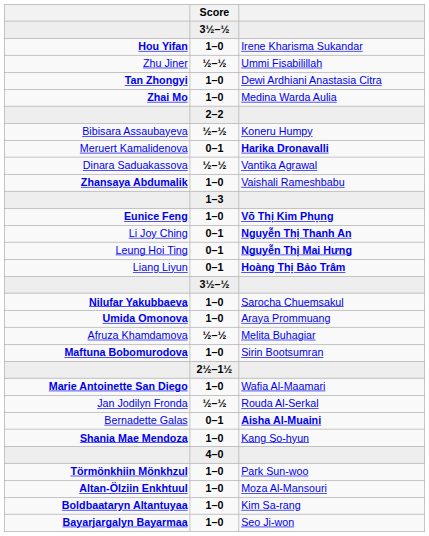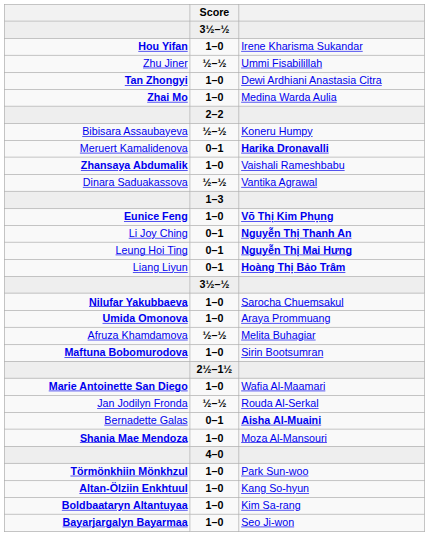rows swapped: (134, 183) <-> (135, 166)
(275, 438) Kang So-hyun -> (284, 438) Moza Al-Mansouri
(284, 489) Moza Al-Mansouri -> (275, 489) Kang So-hyun
